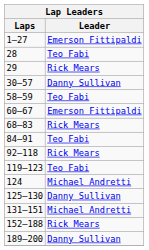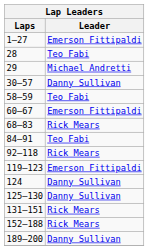(73, 68) Rick Mears -> (89, 68) Michael Andretti
(68, 168) Teo Fabi -> (94, 168) Emerson Fittipaldi
(89, 182) Michael Andretti -> (84, 182) Danny Sullivan
(89, 210) Michael Andretti -> (73, 210) Rick Mears
